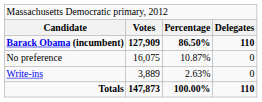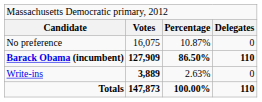rows swapped: (65, 43) <-> (34, 58)
(149, 74) normal -> (149, 74) bold
